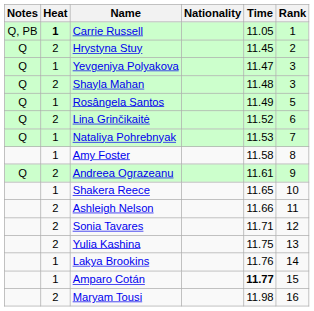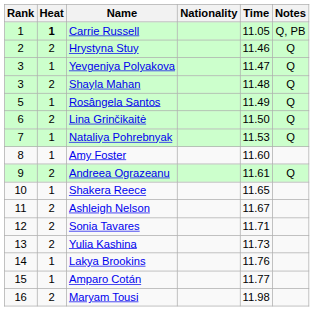columns swapped: (293, 13) <-> (22, 13)
(260, 48) 11.45 -> (256, 48) 11.46
(260, 119) 11.52 -> (256, 119) 11.50
(260, 155) 11.58 -> (256, 155) 11.60
(260, 208) 11.66 -> (256, 208) 11.67
(260, 244) 11.75 -> (256, 244) 11.73
(260, 279) bold -> (256, 279) normal
